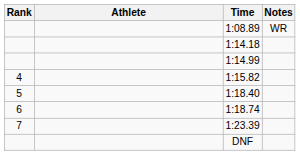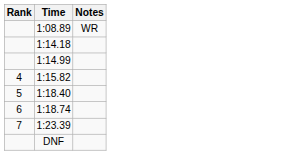- column: (129, 12)
